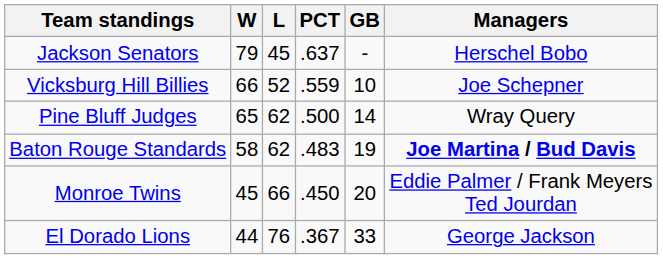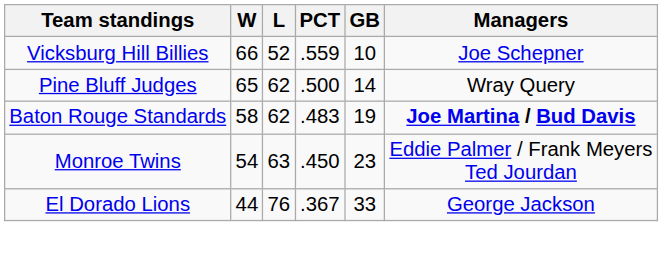- row: (118, 52)
(247, 193) 45 -> (247, 160) 54
(279, 193) 66 -> (279, 160) 63
(365, 193) 20 -> (365, 160) 23
